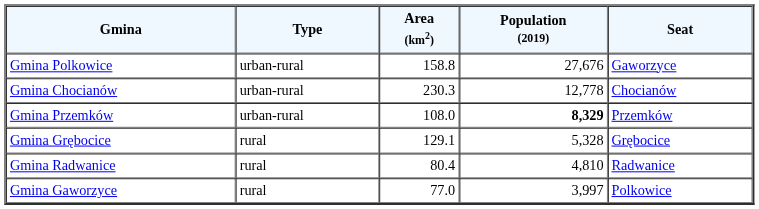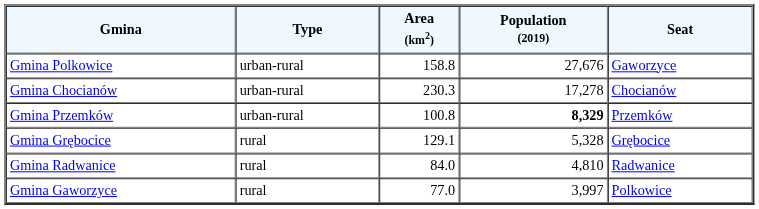(584, 90) 12,778 -> (584, 90) 17,278
(439, 115) 108.0 -> (439, 115) 100.8
(443, 165) 80.4 -> (443, 165) 84.0
